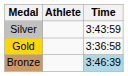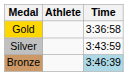rows swapped: (23, 46) <-> (23, 29)
